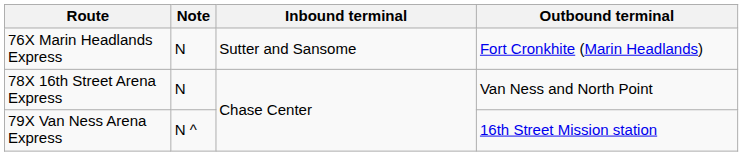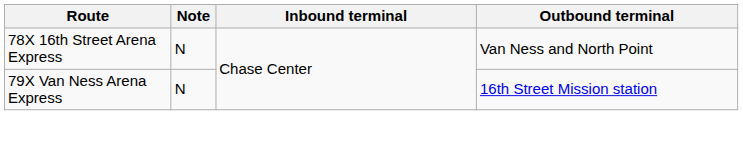- row: (80, 48)
(186, 130) N ^ -> (180, 89) N
